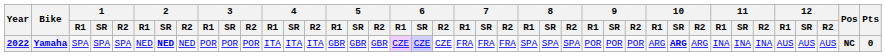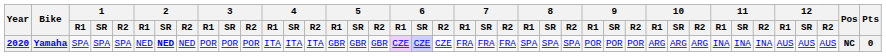(18, 43) 2022 -> (18, 43) 2020
(678, 43) bold -> (678, 43) normal
